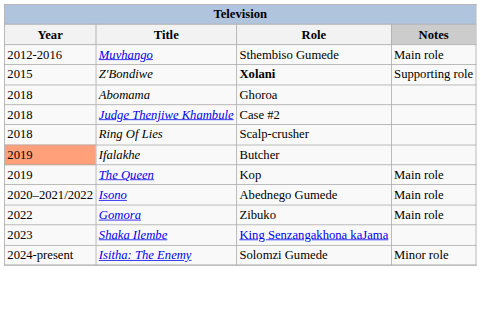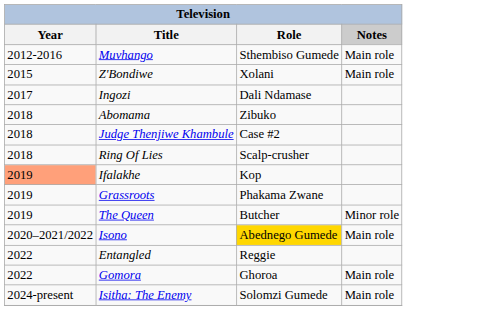(257, 74) bold -> (257, 74) normal
(434, 74) Supporting role -> (369, 74) Main role
+ row: (115, 94)
(258, 94) Ghoroa -> (258, 114) Zibuko
(259, 154) Butcher -> (250, 174) Kop
+ row: (127, 194)
(250, 174) Kop -> (259, 214) Butcher
(419, 174) Main role -> (372, 214) Minor role
(288, 194) no background -> (288, 235) gold background
+ row: (125, 255)
(258, 214) Zibuko -> (258, 275) Ghoroa
- row: (133, 235)
(421, 255) Minor role -> (369, 295) Main role
